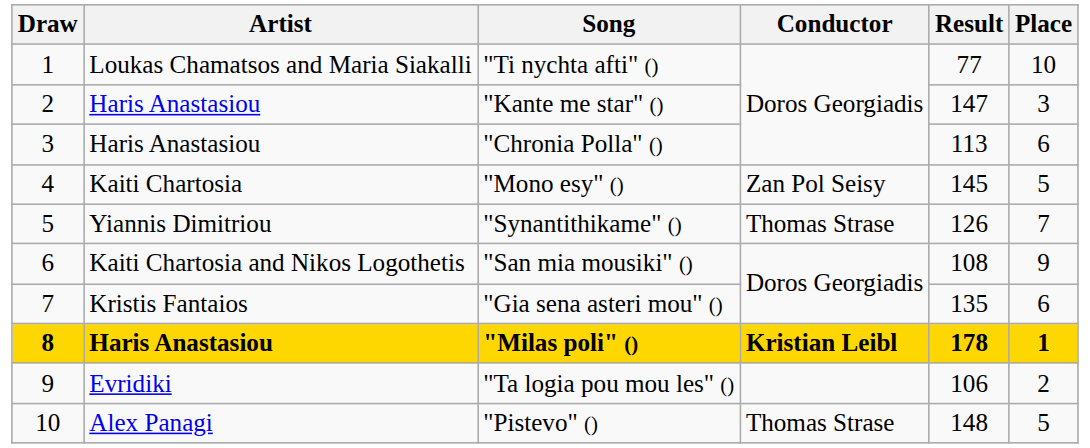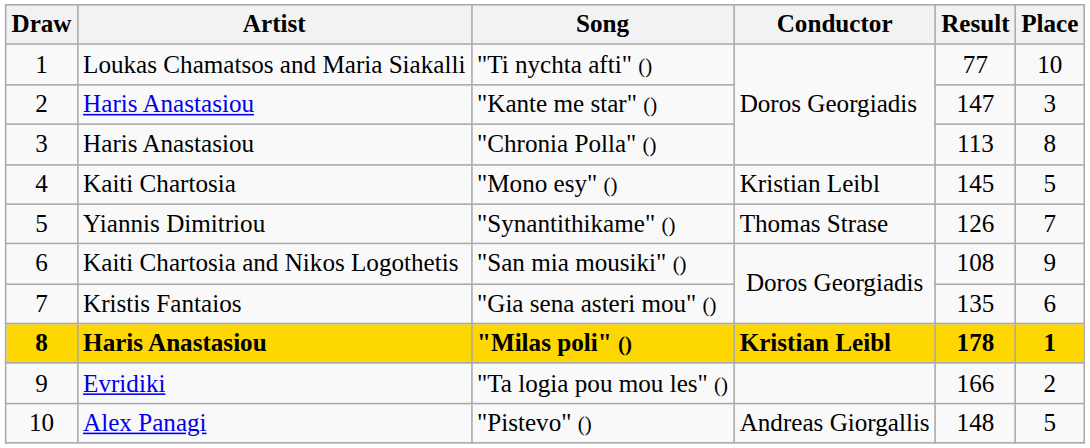(1043, 143) 6 -> (1050, 143) 8
(816, 183) Zan Pol Seisy -> (810, 183) Kristian Leibl
(969, 382) 106 -> (975, 382) 166
(820, 422) Thomas Strase -> (835, 422) Andreas Giorgallis
